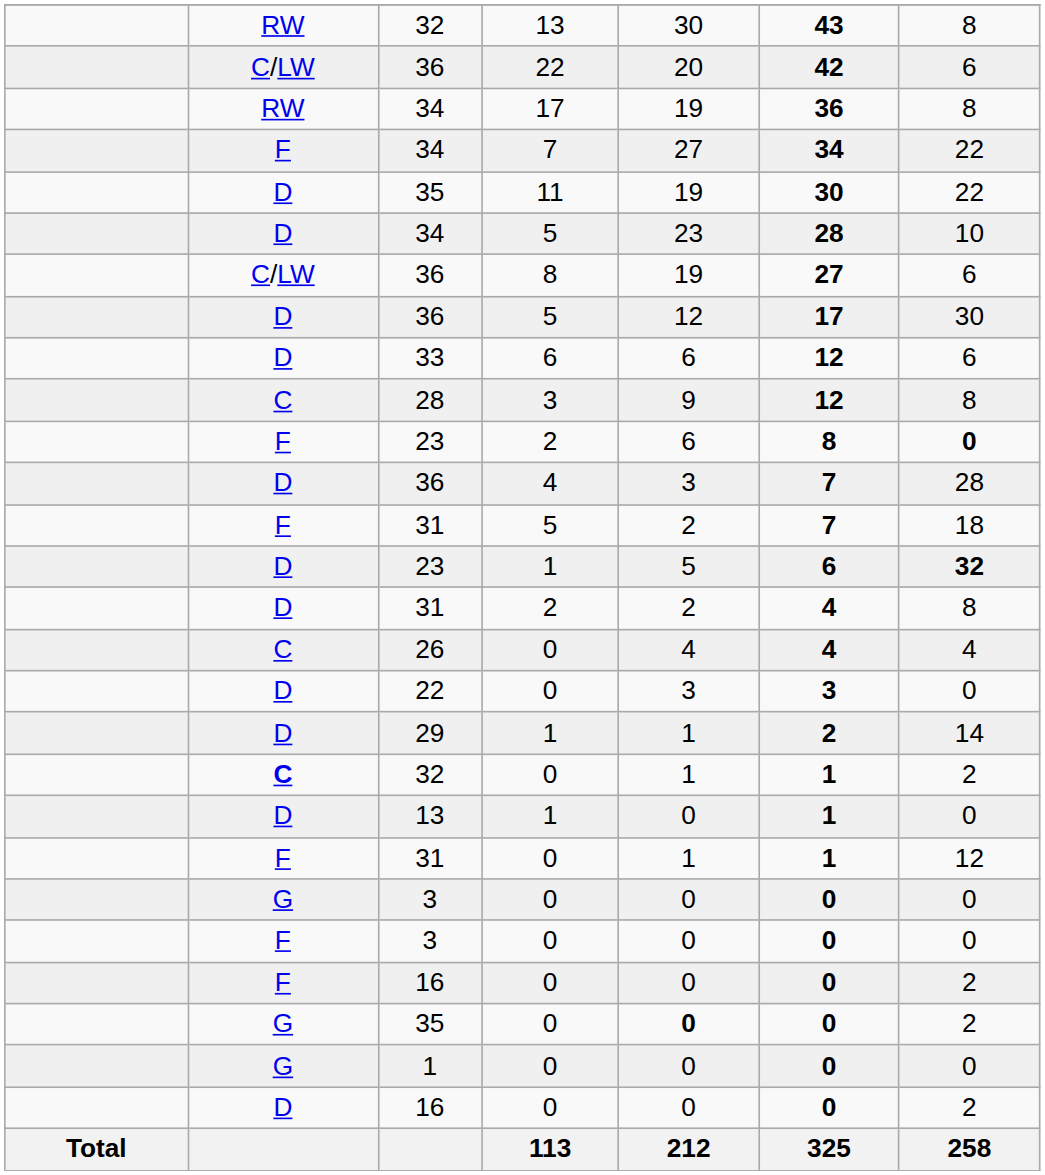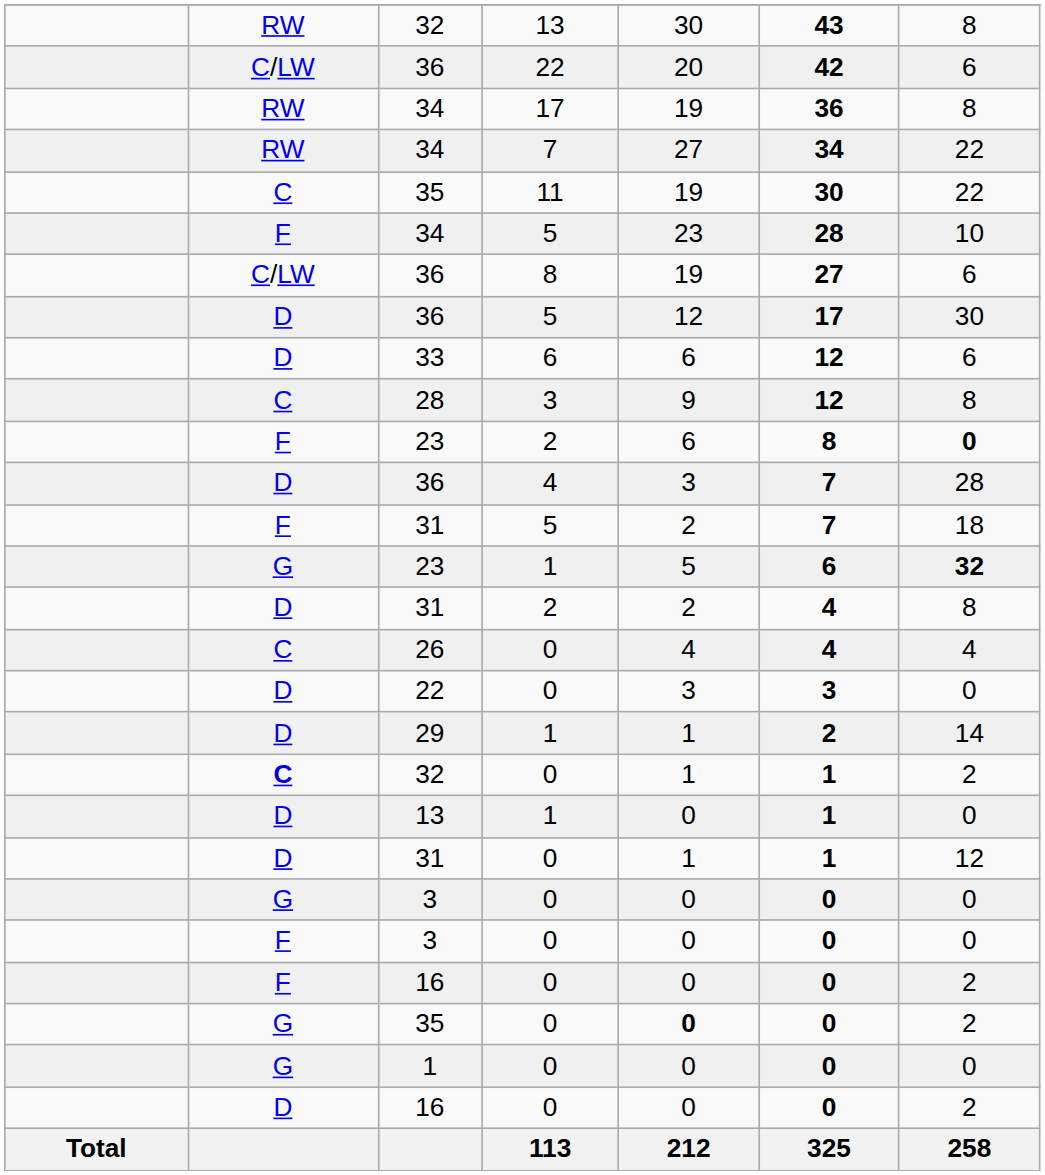(283, 150) F -> (283, 150) RW
(283, 191) D -> (283, 191) C
(283, 233) D -> (283, 233) F
(283, 566) D -> (283, 566) G
(283, 857) F -> (283, 857) D
